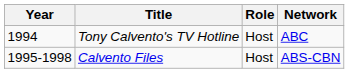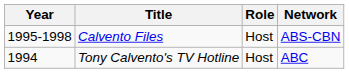rows swapped: (159, 36) <-> (121, 57)
